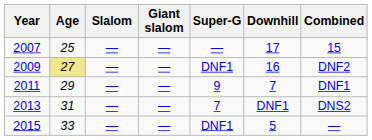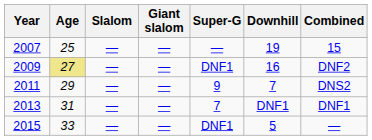(273, 47) 17 -> (273, 47) 19
(334, 86) DNF1 -> (334, 86) DNS2
(334, 106) DNS2 -> (334, 106) DNF1
